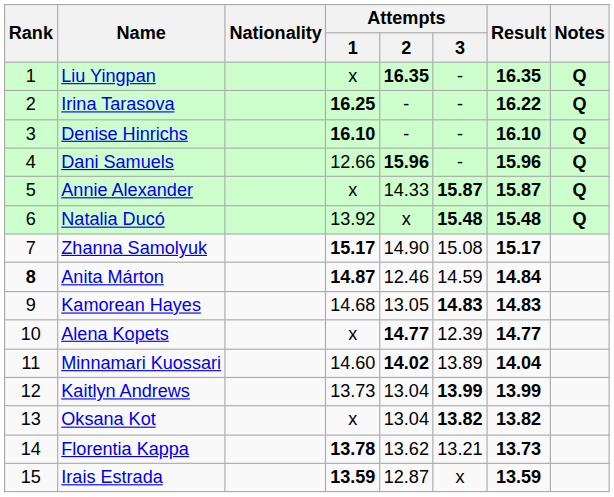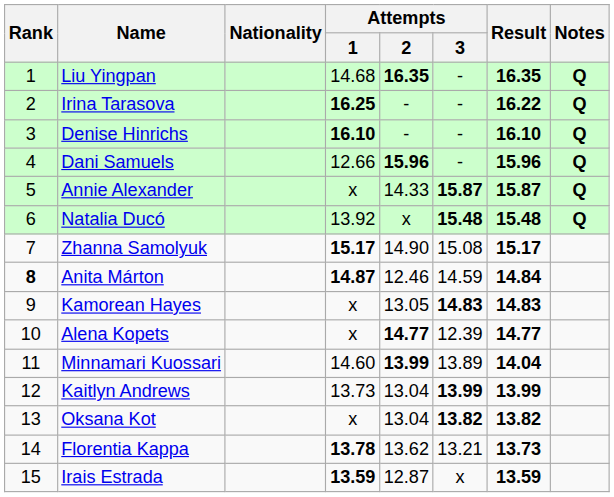(353, 76) x -> (353, 76) 14.68
(353, 305) 14.68 -> (353, 305) x
(406, 362) 14.02 -> (406, 362) 13.99
